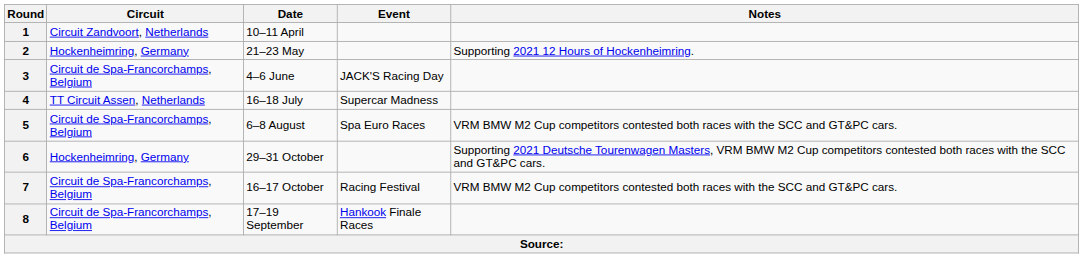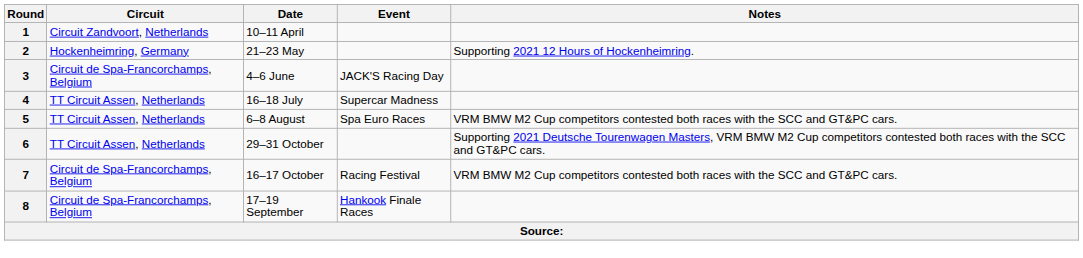(131, 125) Circuit de Spa-Francorchamps, Belgium -> (127, 118) TT Circuit Assen, Netherlands
(119, 156) Hockenheimring, Germany -> (127, 143) TT Circuit Assen, Netherlands
